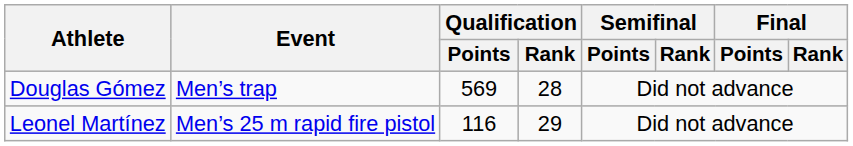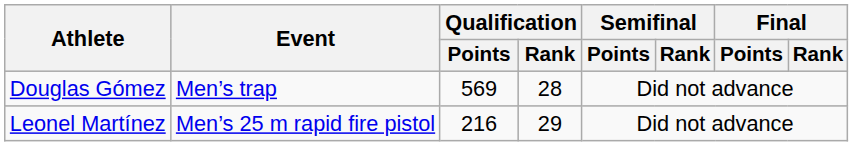(479, 123) 116 -> (479, 123) 216
